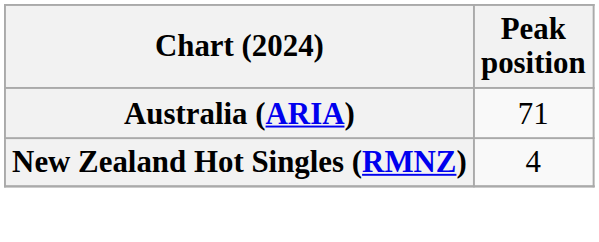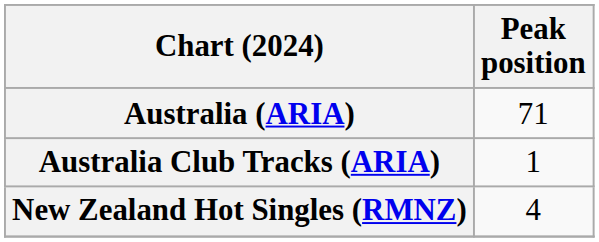+ row: (239, 161)
